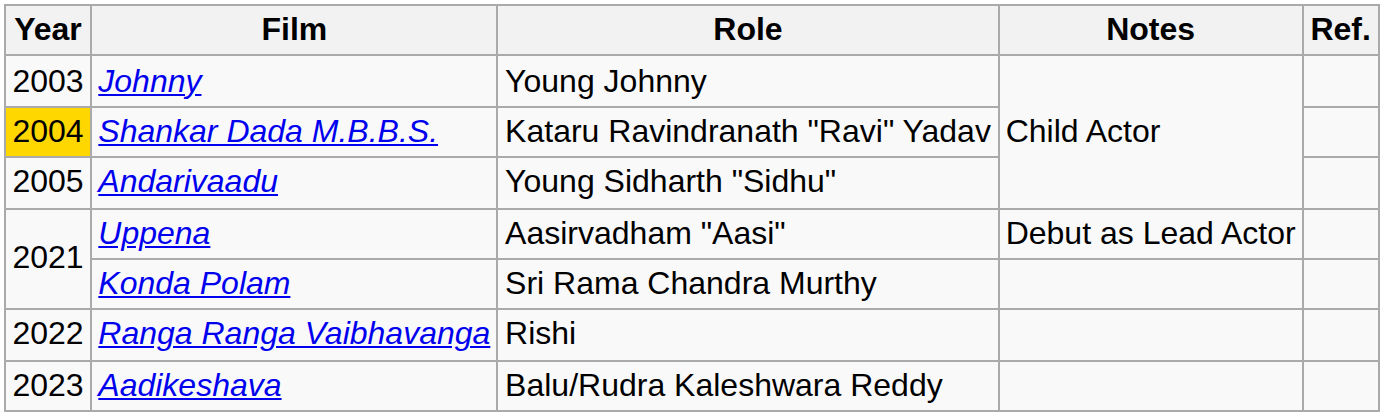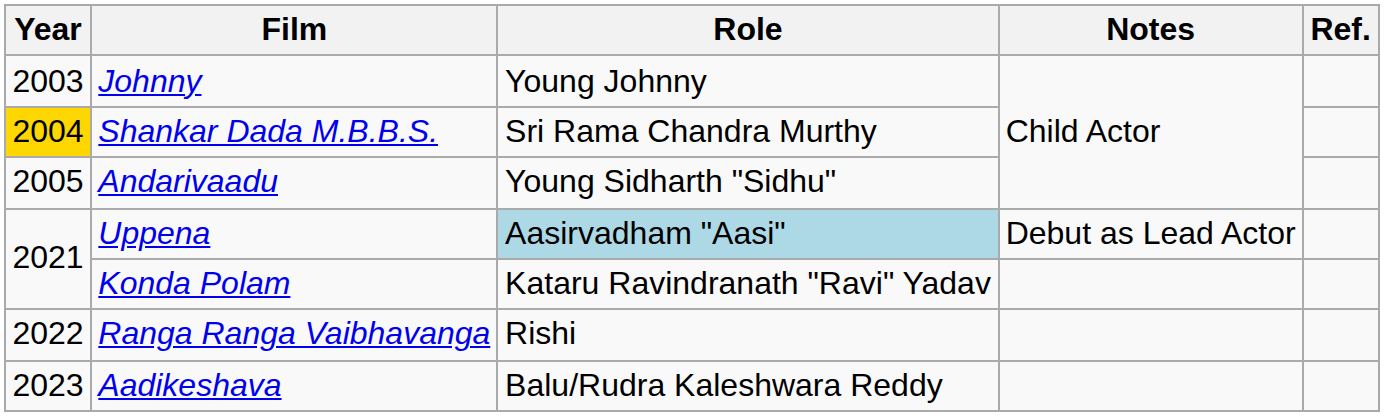(748, 131) Kataru Ravindranath "Ravi" Yadav -> (691, 131) Sri Rama Chandra Murthy
(645, 232) no background -> (645, 232) lightblue background
(691, 283) Sri Rama Chandra Murthy -> (748, 283) Kataru Ravindranath "Ravi" Yadav
